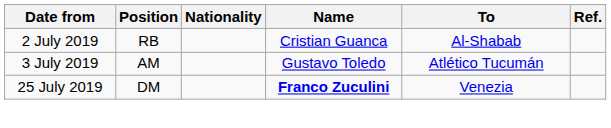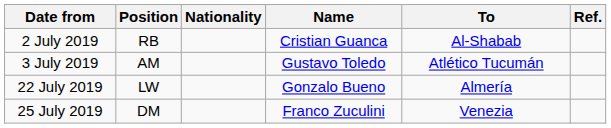+ row: (60, 88)
(334, 88) bold -> (334, 111) normal
